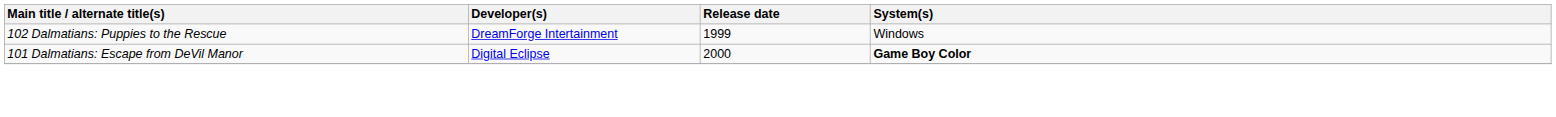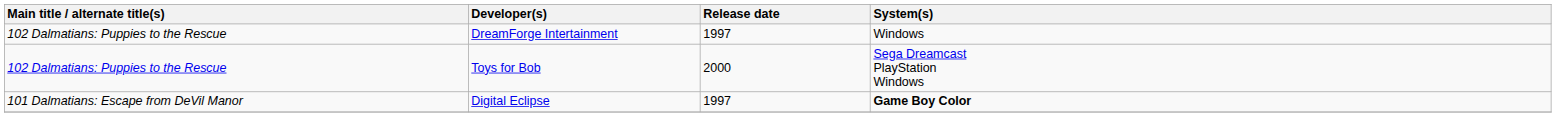(717, 34) 1999 -> (717, 34) 1997
+ row: (506, 68)
(717, 53) 2000 -> (717, 101) 1997
